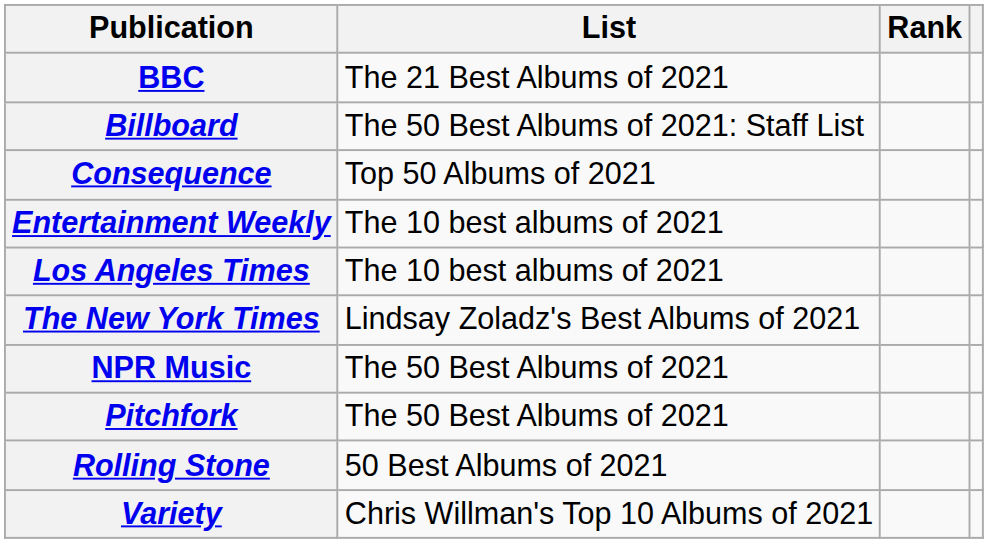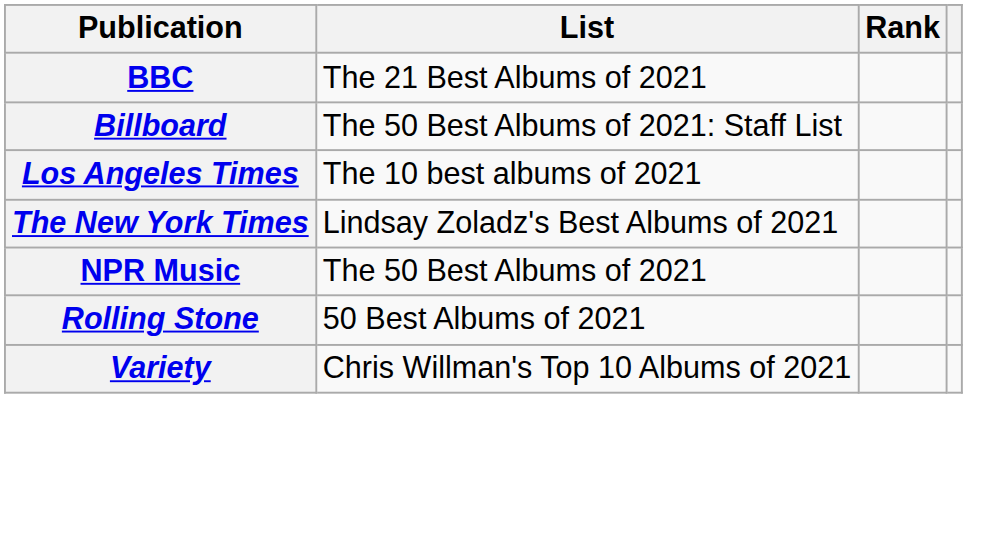- row: (171, 174)
- row: (171, 222)
- row: (171, 416)
